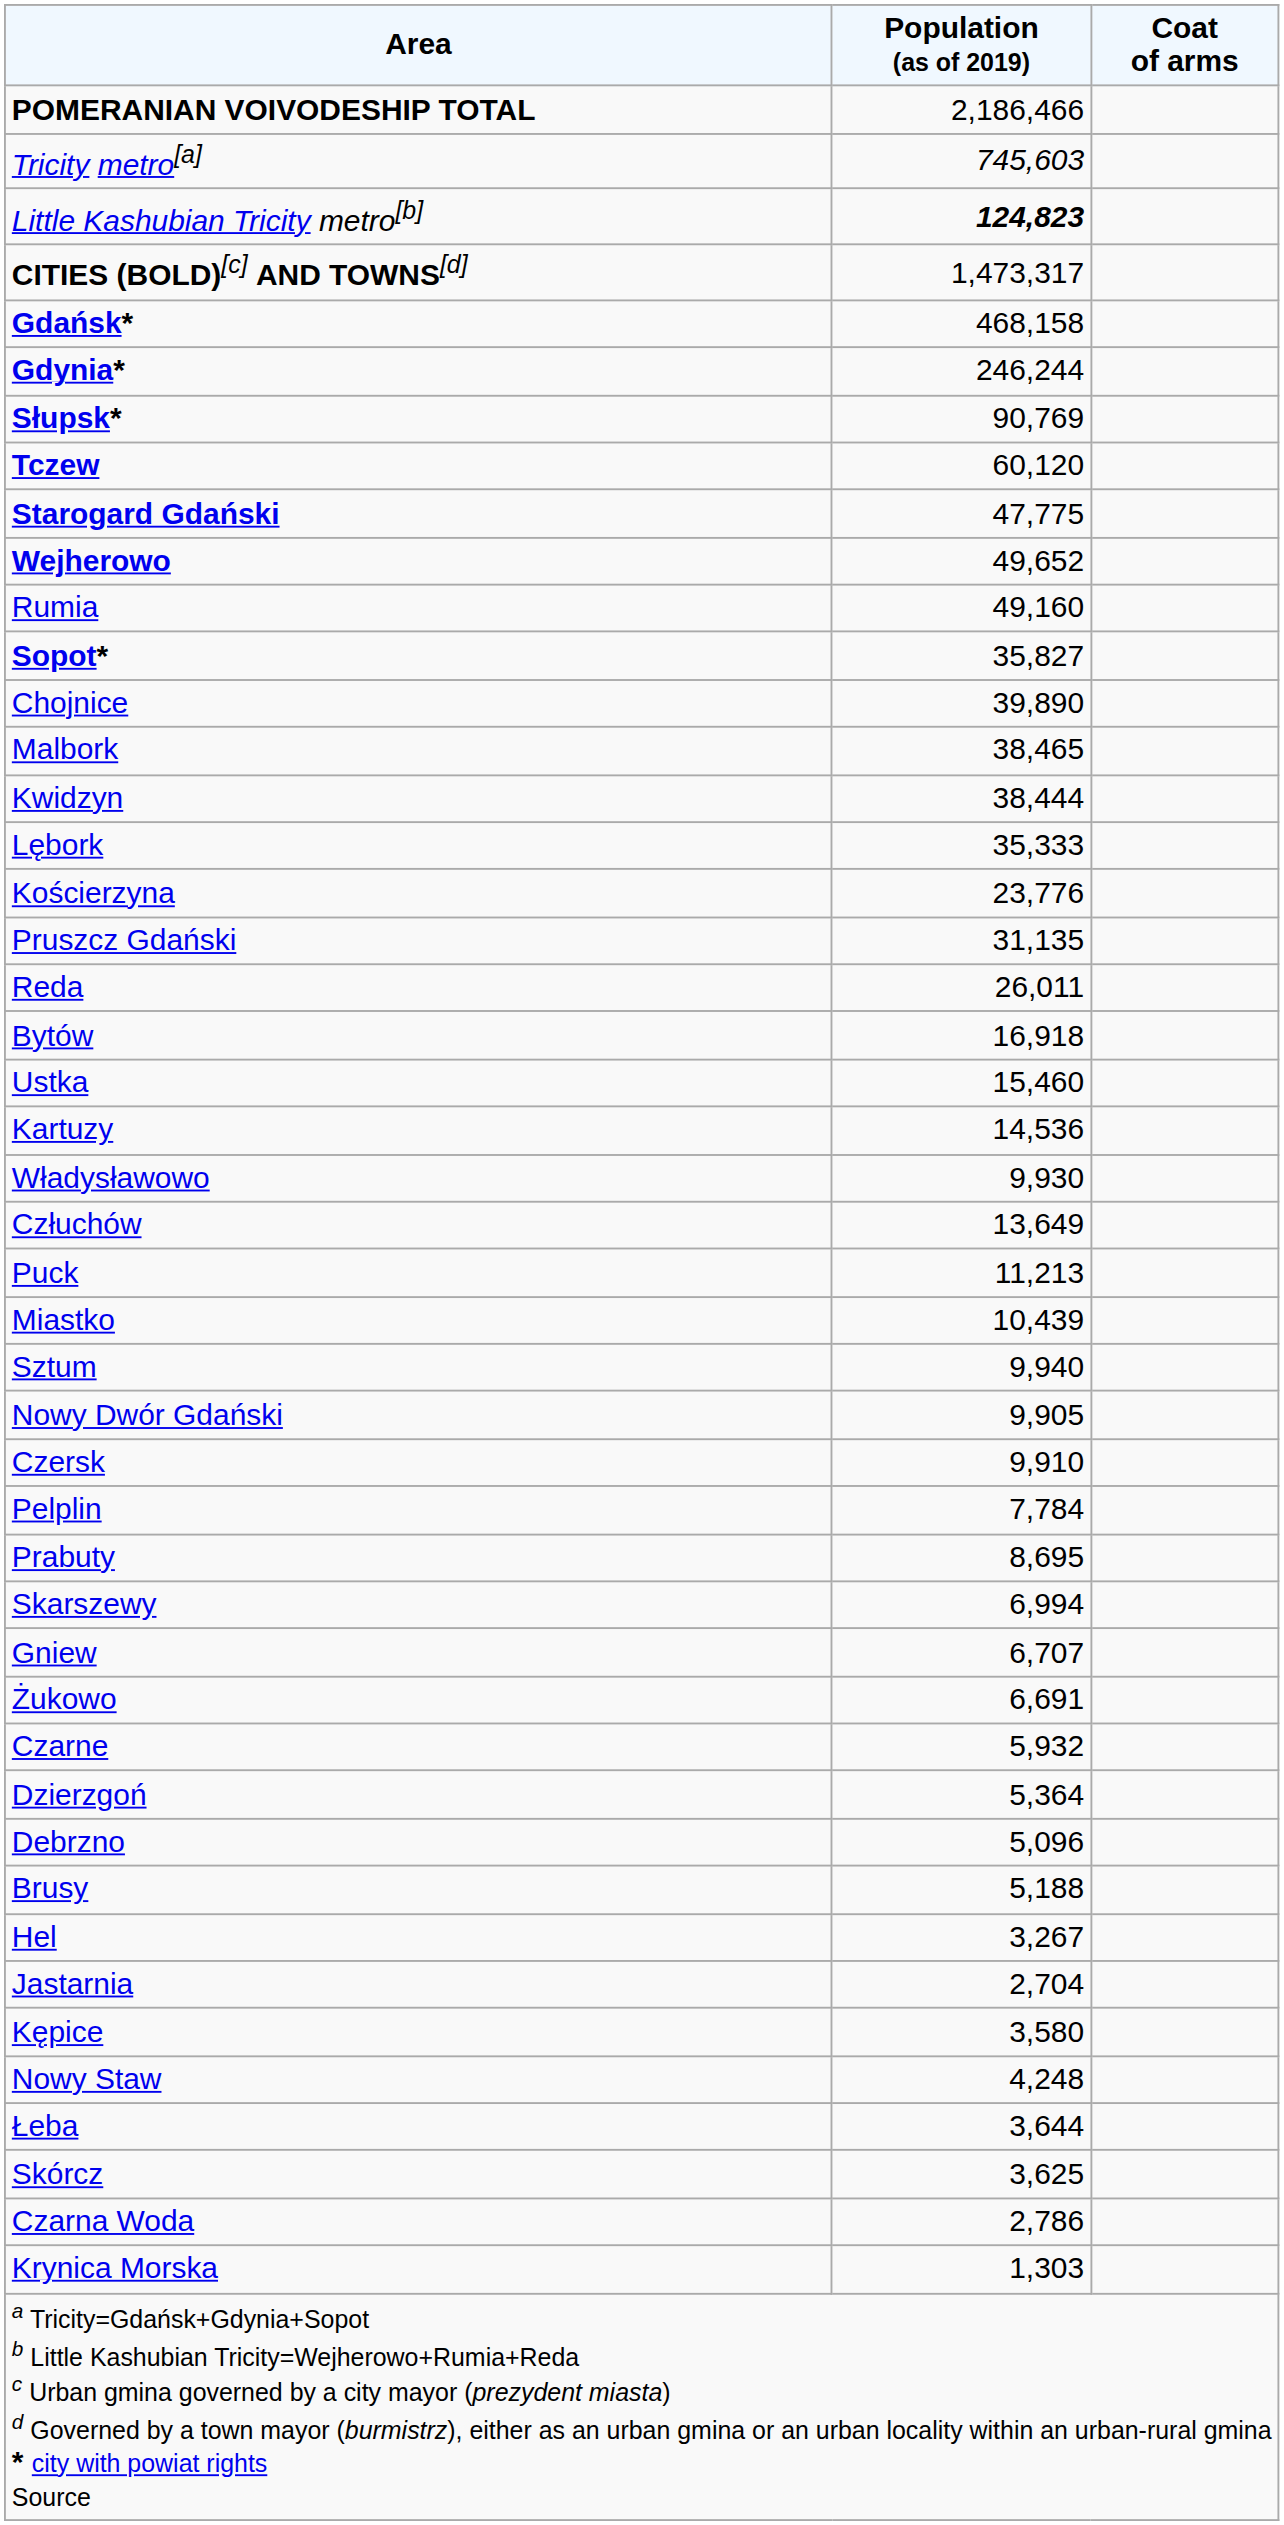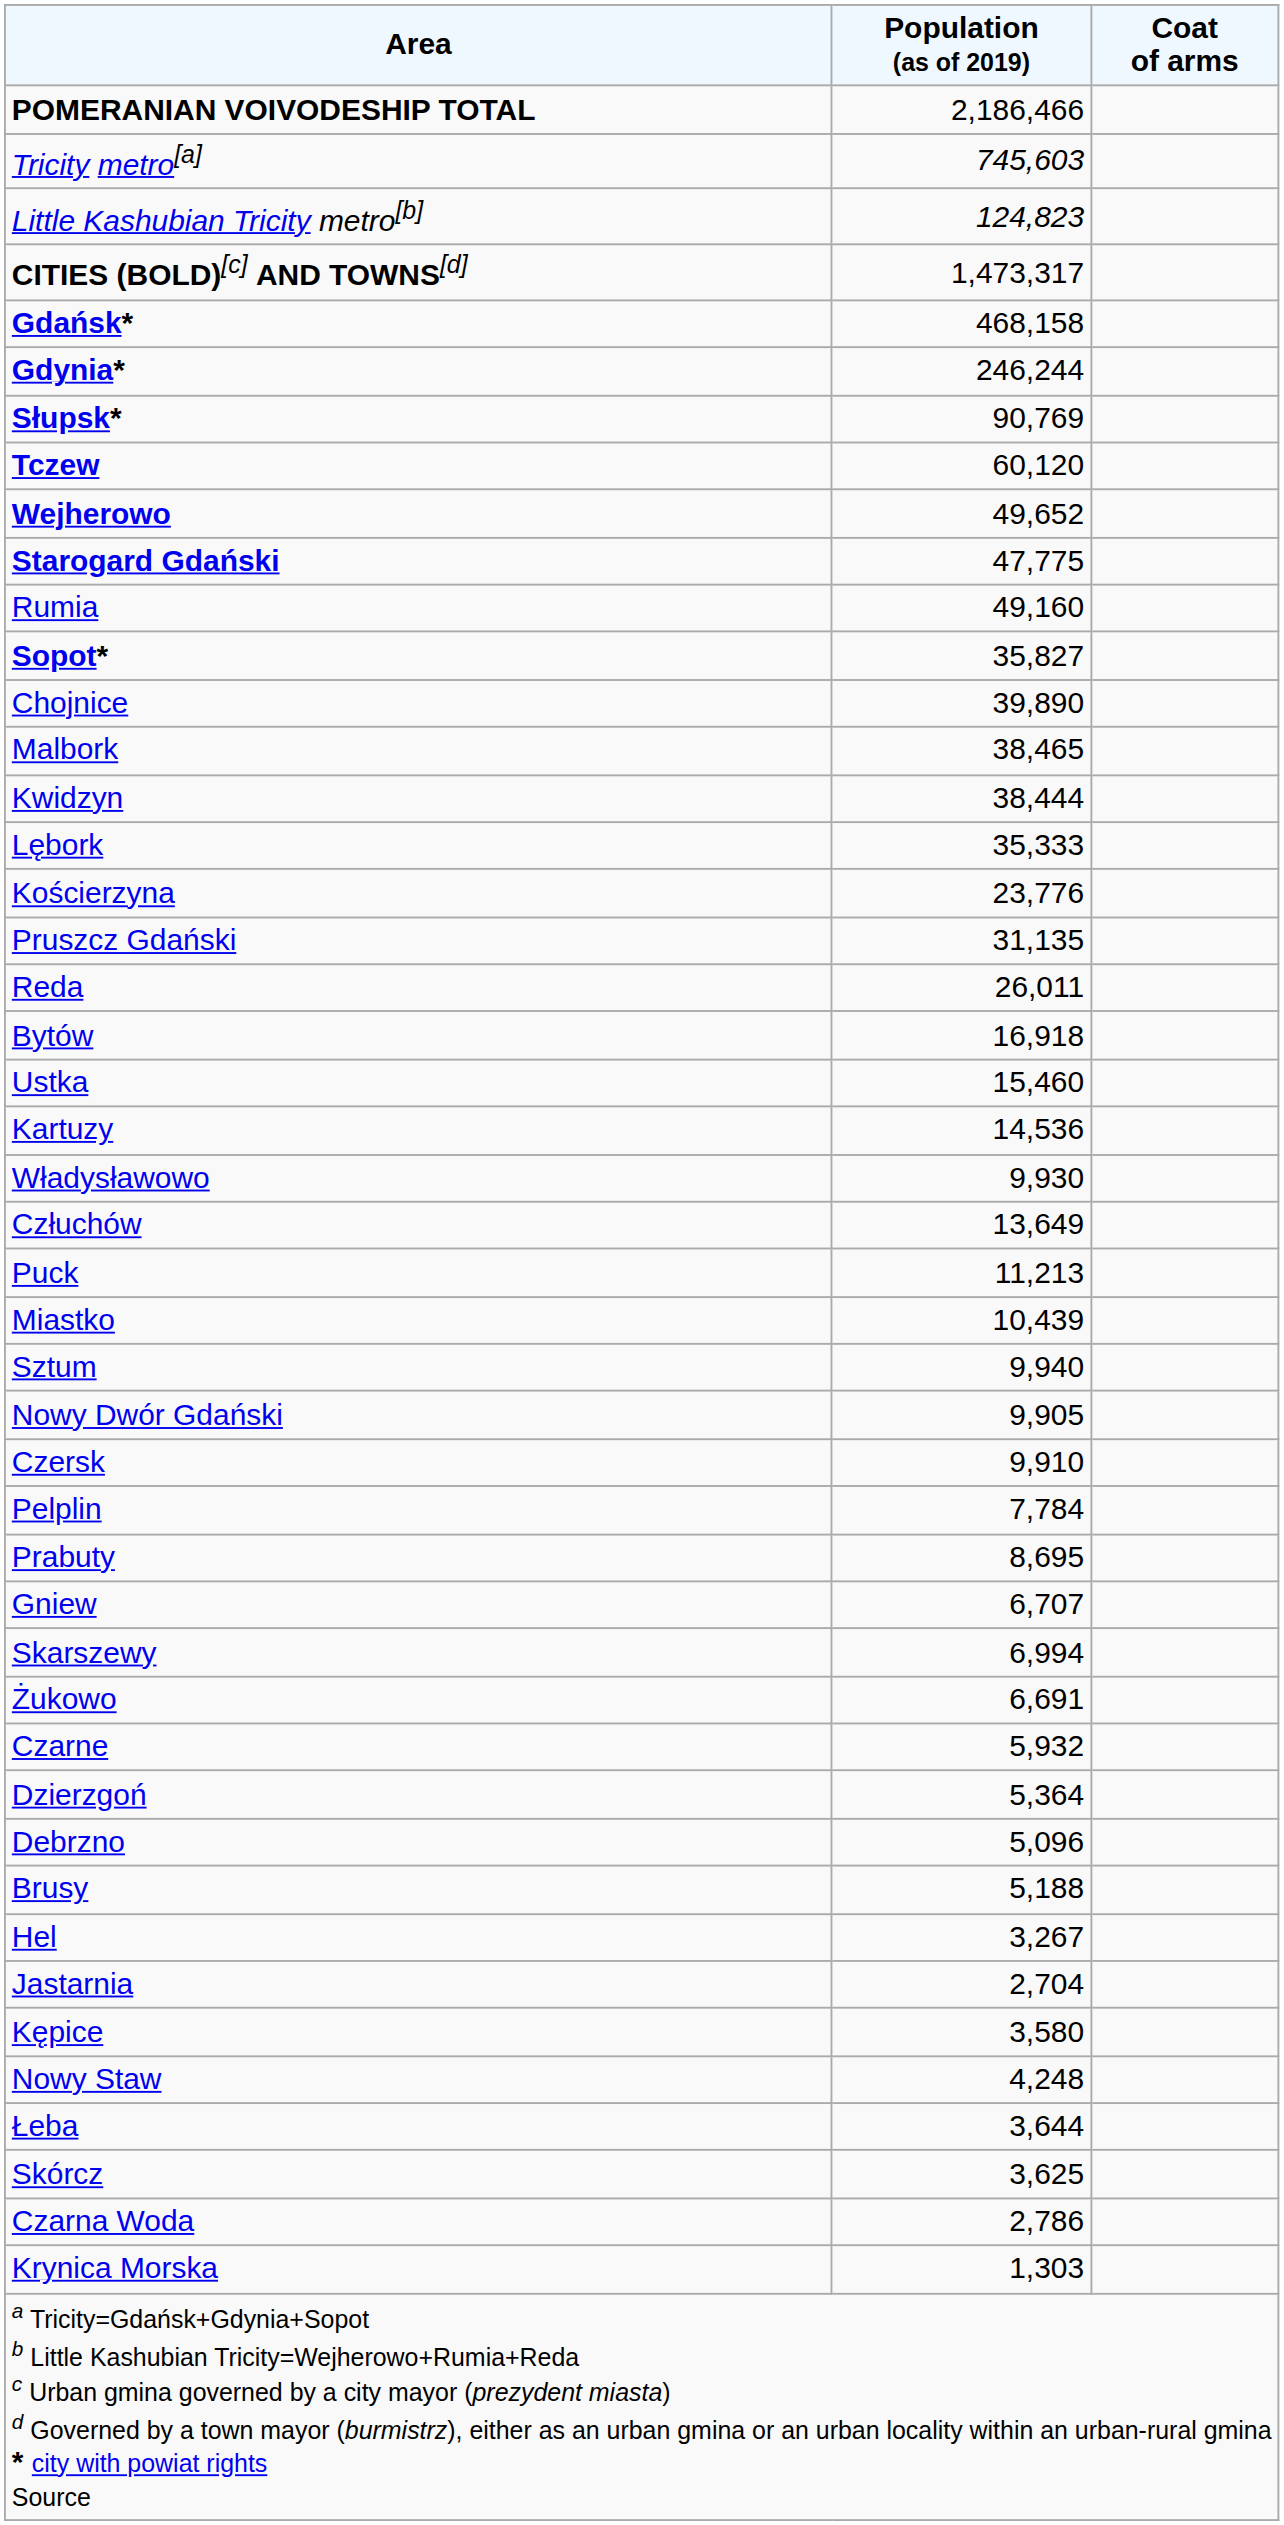(1030, 216) bold -> (1030, 216) normal
rows swapped: (146, 513) <-> (91, 560)
rows swapped: (54, 1652) <-> (84, 1604)
